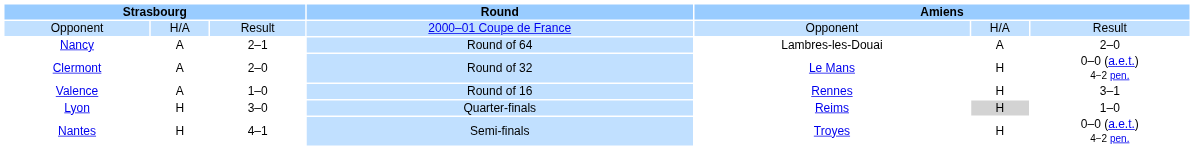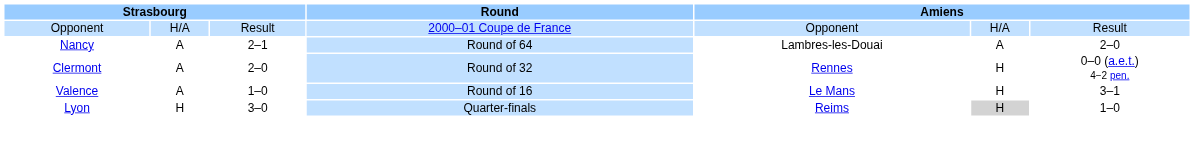(832, 68) Le Mans -> (832, 68) Rennes
(832, 91) Rennes -> (832, 91) Le Mans
- row: (77, 131)
